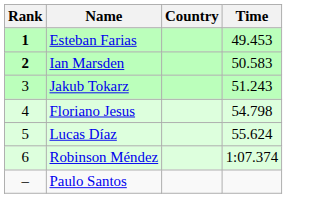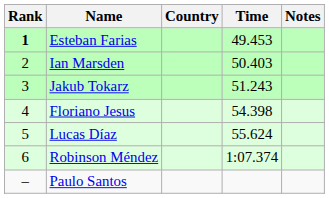+ column: (303, 16)
(25, 63) bold -> (25, 63) normal
(252, 63) 50.583 -> (252, 63) 50.403
(252, 110) 54.798 -> (252, 110) 54.398
